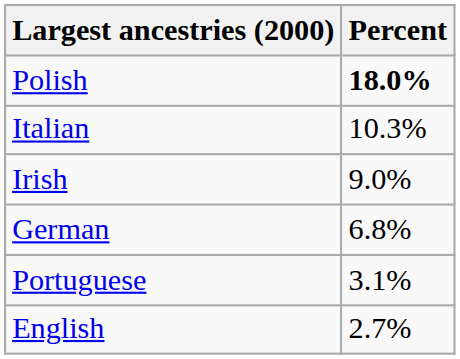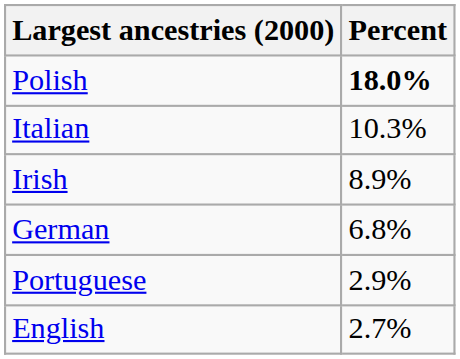(380, 179) 9.0% -> (380, 179) 8.9%
(380, 279) 3.1% -> (380, 279) 2.9%
